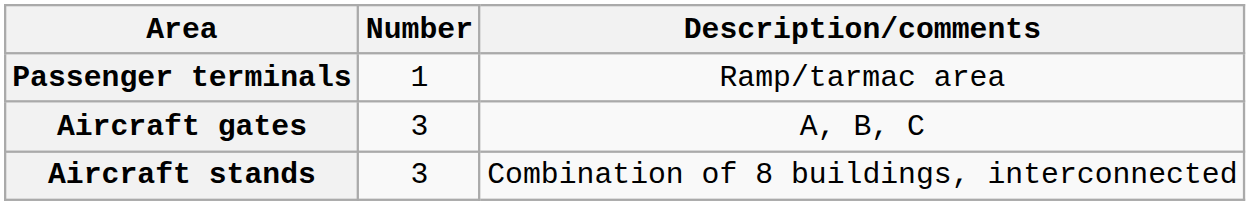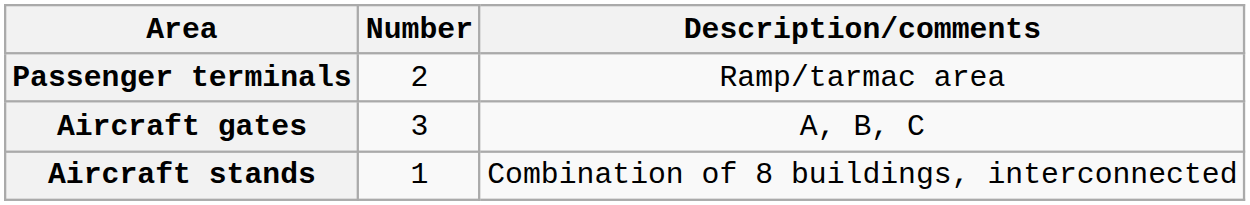(419, 78) 1 -> (419, 78) 2
(419, 175) 3 -> (419, 175) 1
